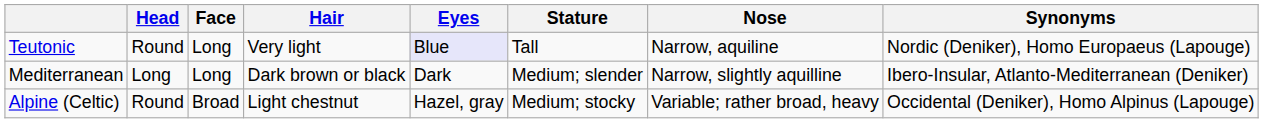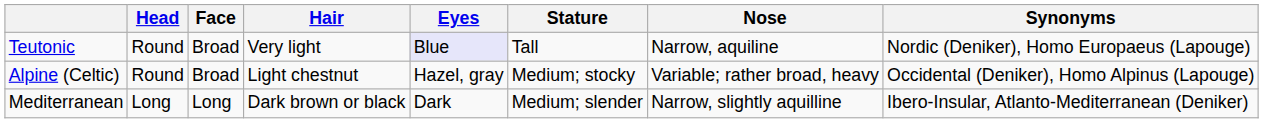(212, 46) Long -> (216, 46) Broad
rows swapped: (64, 103) <-> (66, 74)
